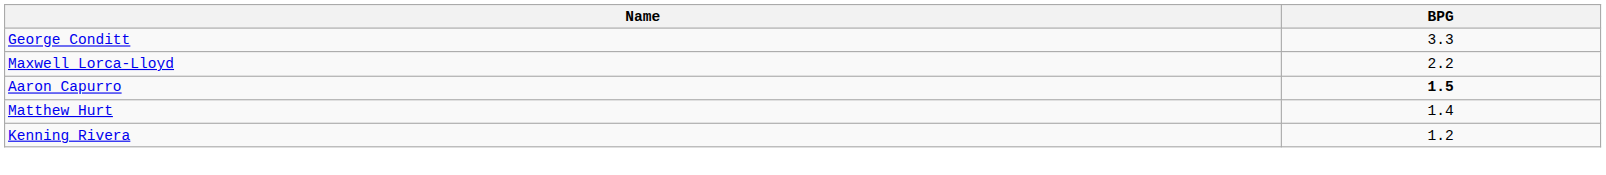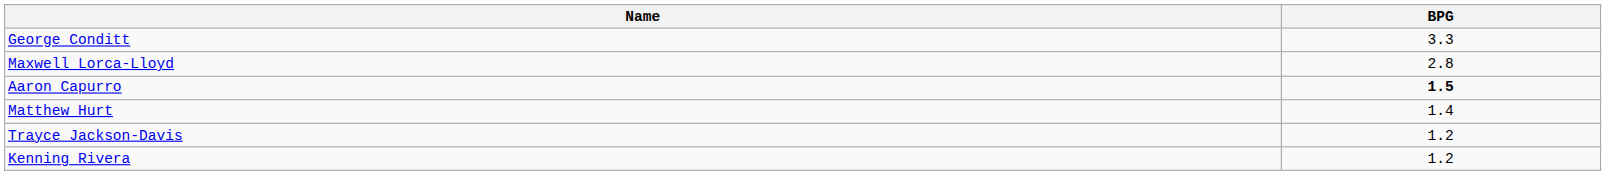(1441, 64) 2.2 -> (1441, 64) 2.8
+ row: (95, 135)
